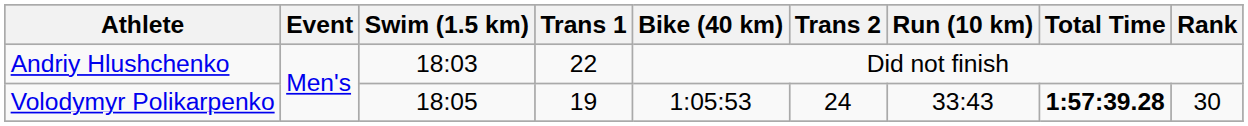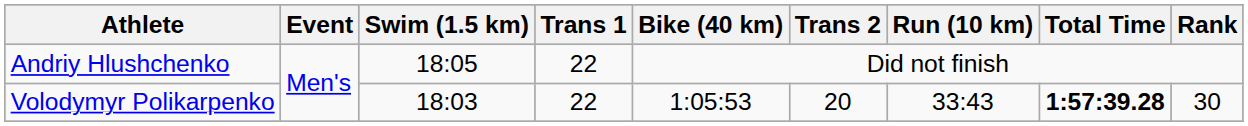(447, 64) 18:03 -> (447, 64) 18:05
(447, 103) 18:05 -> (447, 103) 18:03
(584, 103) 19 -> (584, 103) 22
(838, 103) 24 -> (838, 103) 20
